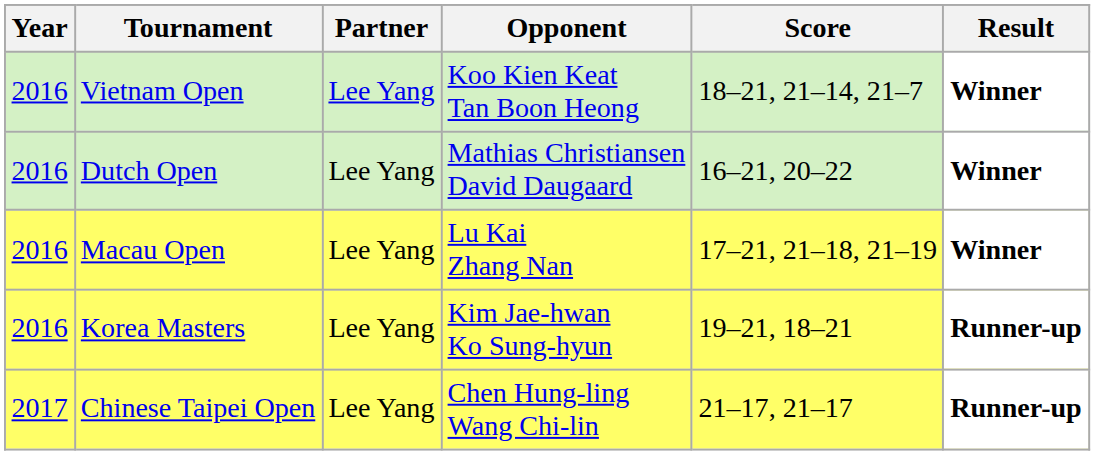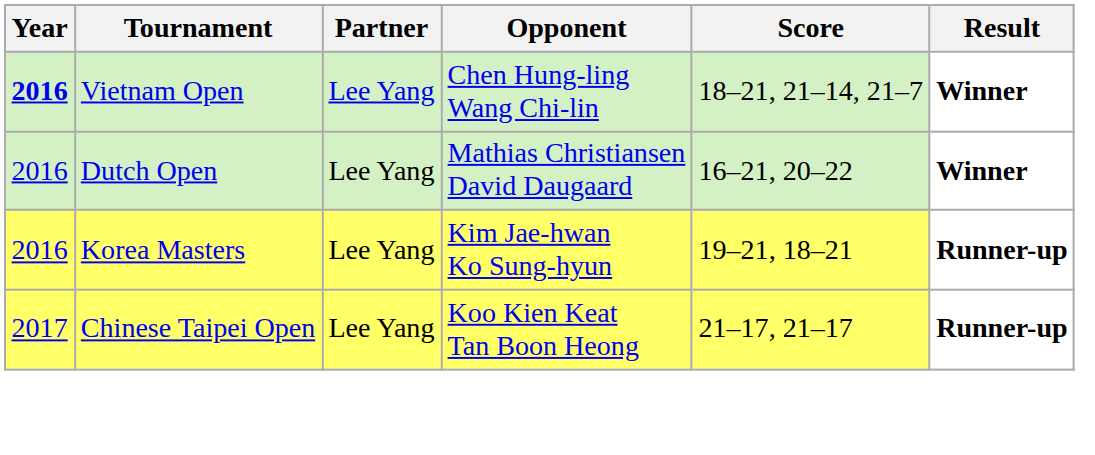(40, 90) normal -> (40, 90) bold
(543, 90) Koo Kien Keat Tan Boon Heong -> (538, 90) Chen Hung-ling Wang Chi-lin
- row: (153, 249)
(538, 408) Chen Hung-ling Wang Chi-lin -> (543, 329) Koo Kien Keat Tan Boon Heong
